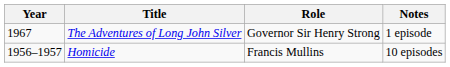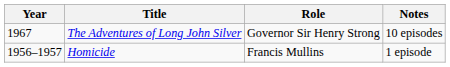(409, 33) 1 episode -> (414, 33) 10 episodes
(414, 52) 10 episodes -> (409, 52) 1 episode
